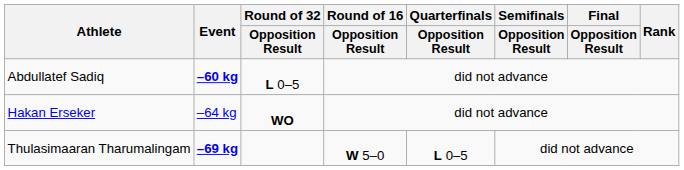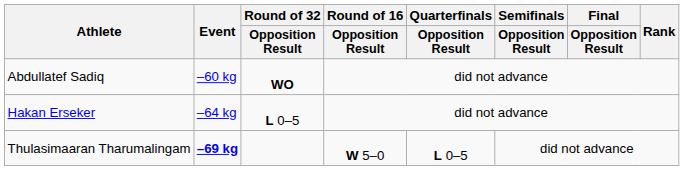(217, 77) bold -> (217, 77) normal
(282, 85) L 0–5 -> (282, 85) WO
(282, 120) WO -> (282, 120) L 0–5
